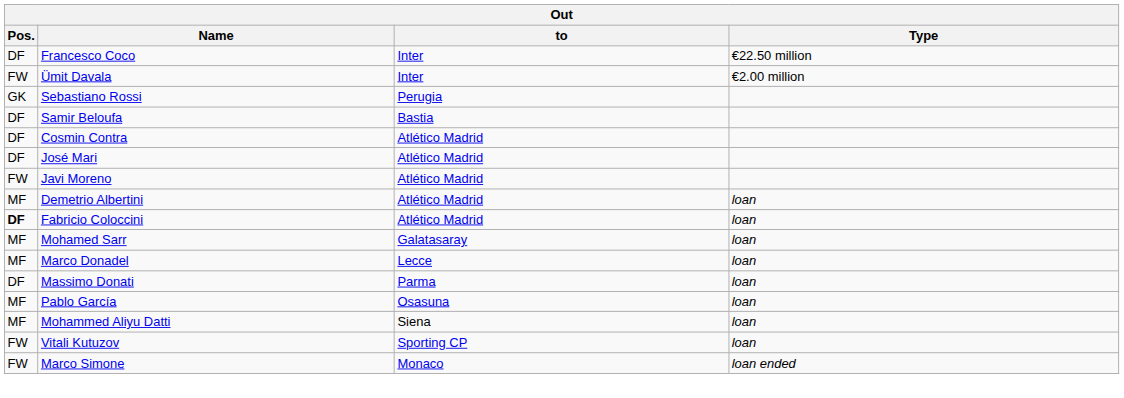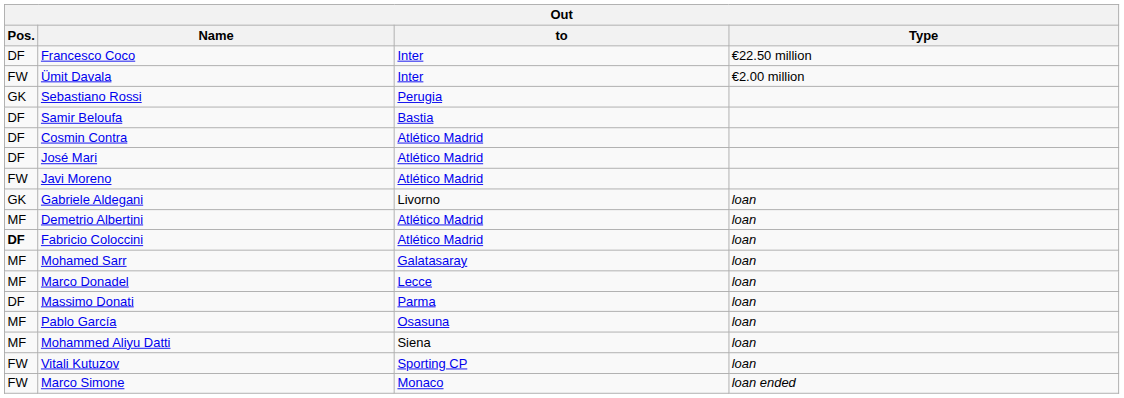+ row: (92, 199)
